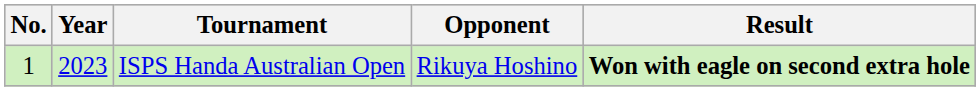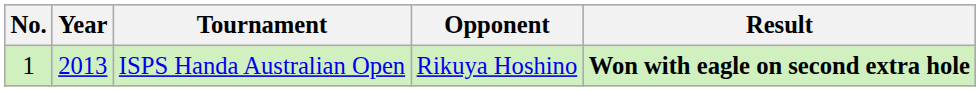(83, 65) 2023 -> (83, 65) 2013
